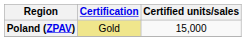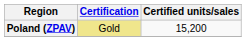(191, 28) 15,000 -> (191, 28) 15,200
